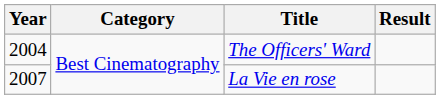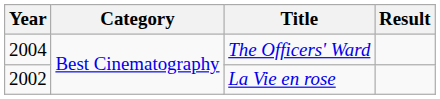(28, 79) 2007 -> (28, 79) 2002
